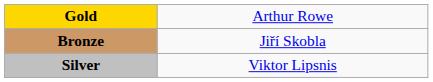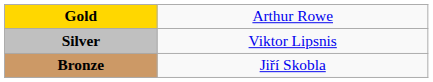rows swapped: (81, 65) <-> (81, 41)
